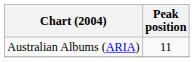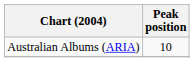(166, 47) 11 -> (166, 47) 10
